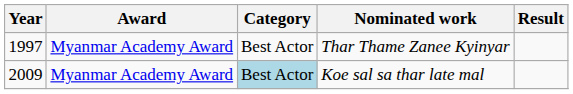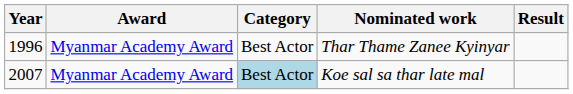(26, 46) 1997 -> (26, 46) 1996
(26, 74) 2009 -> (26, 74) 2007
